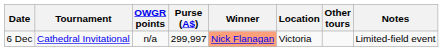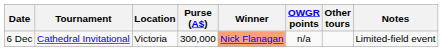columns swapped: (299, 18) <-> (150, 18)
(189, 39) 299,997 -> (198, 39) 300,000
